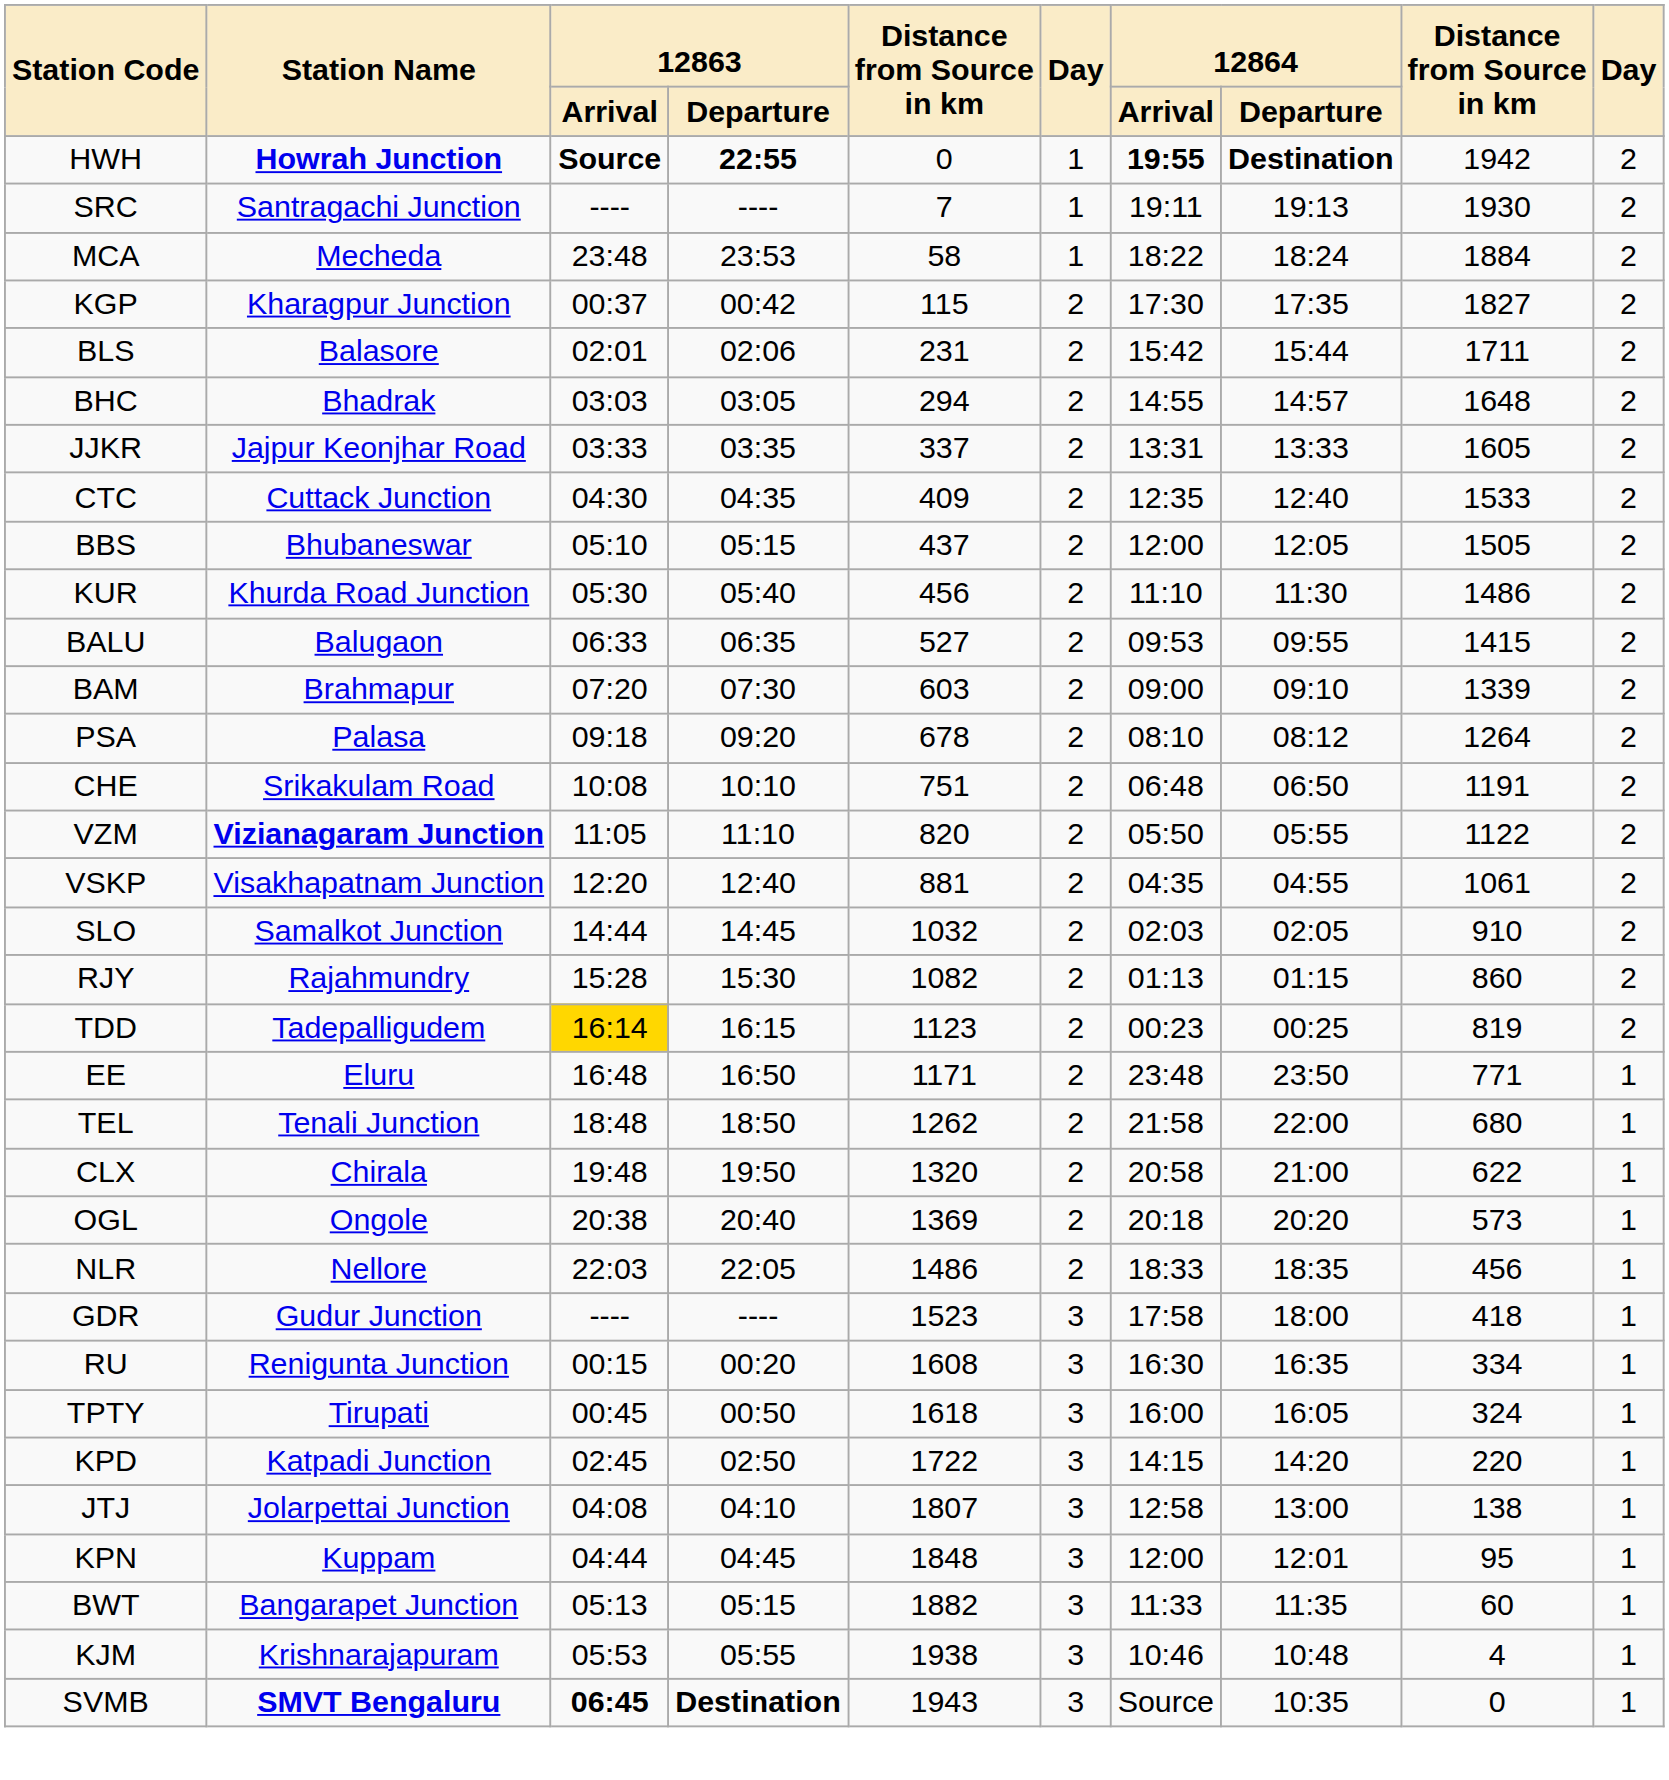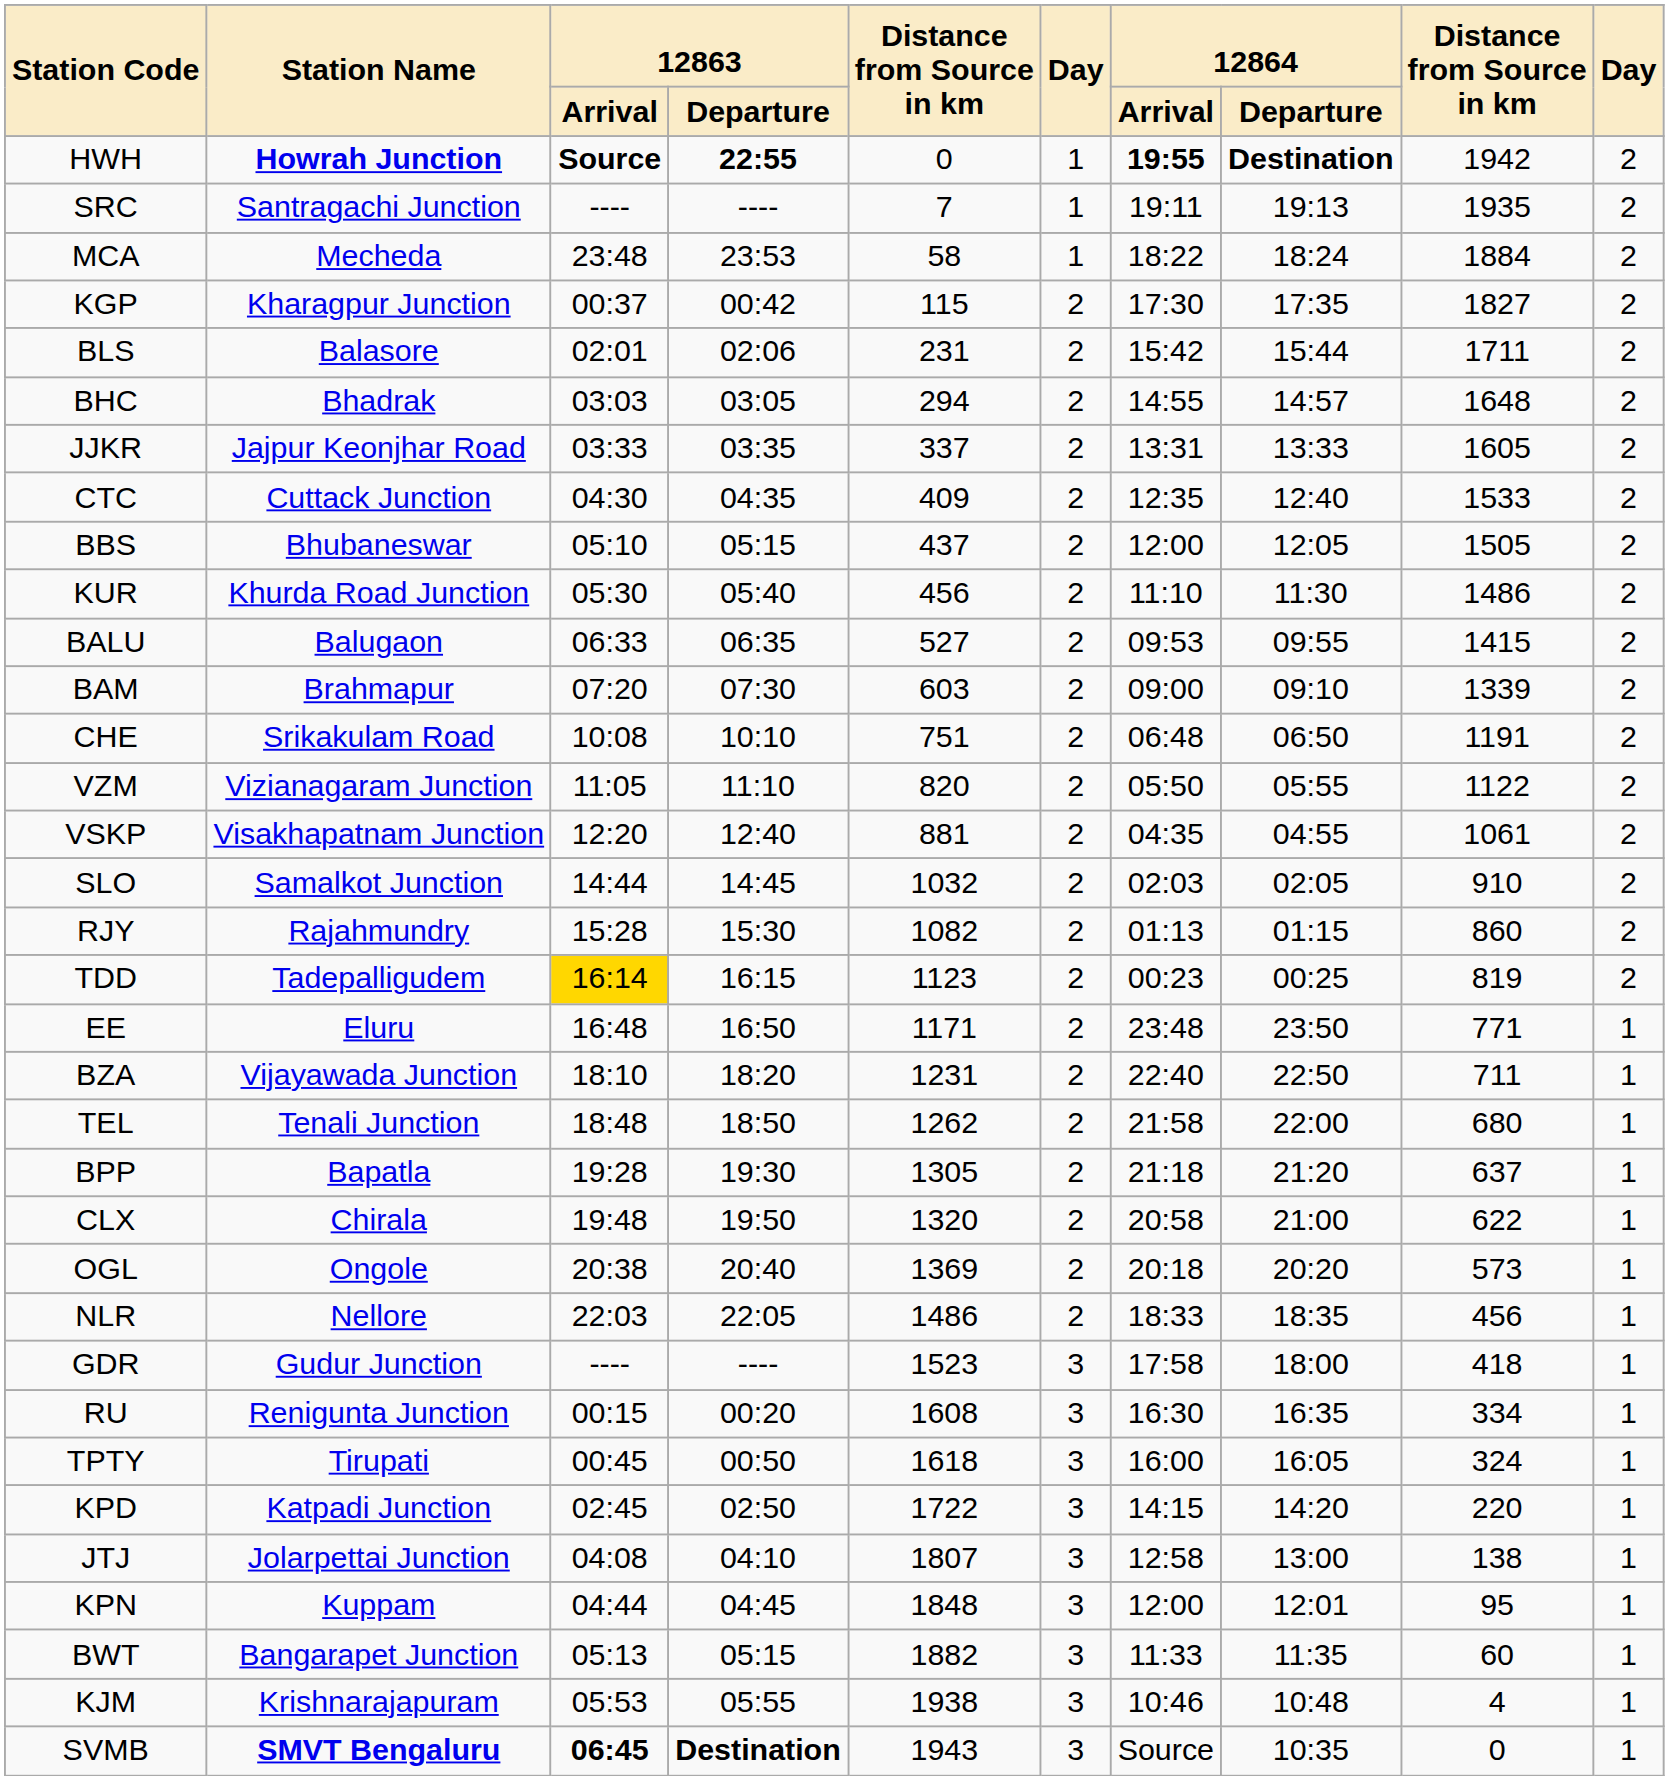(1497, 207) 1930 -> (1497, 207) 1935
- row: (106, 737)
(379, 834) bold -> (379, 785) normal
+ row: (106, 1075)
+ row: (106, 1171)
